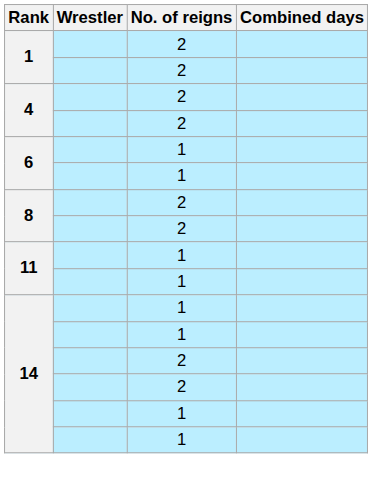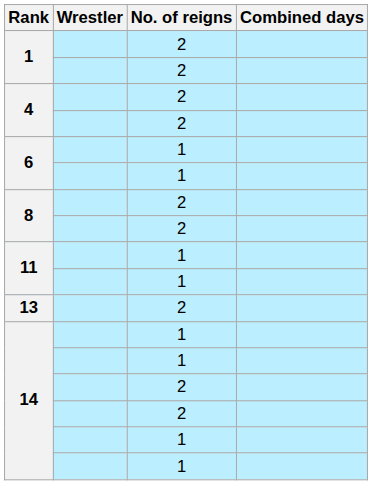+ row: (29, 307)
